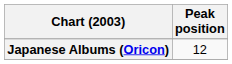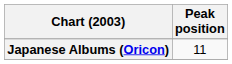(200, 49) 12 -> (200, 49) 11
